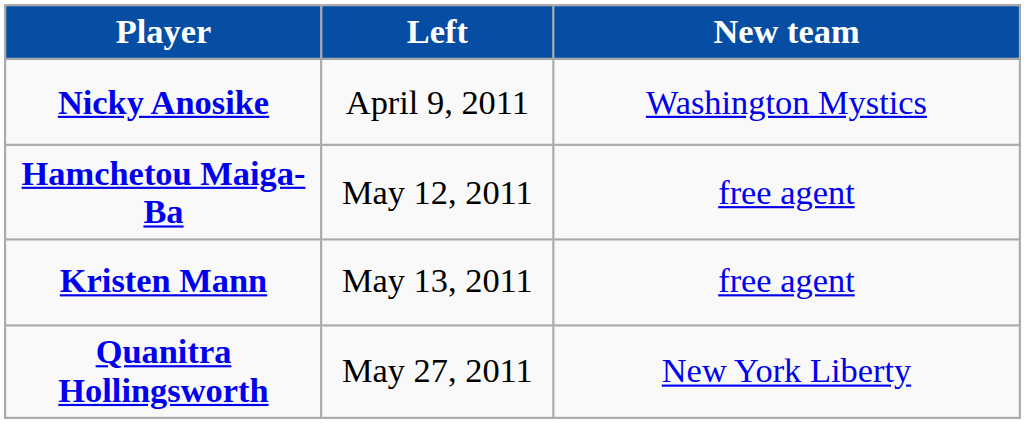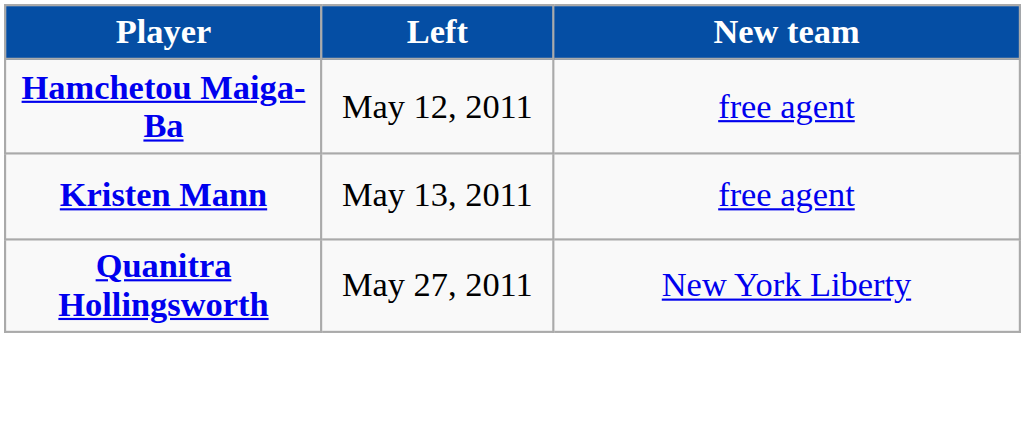- row: (164, 102)
